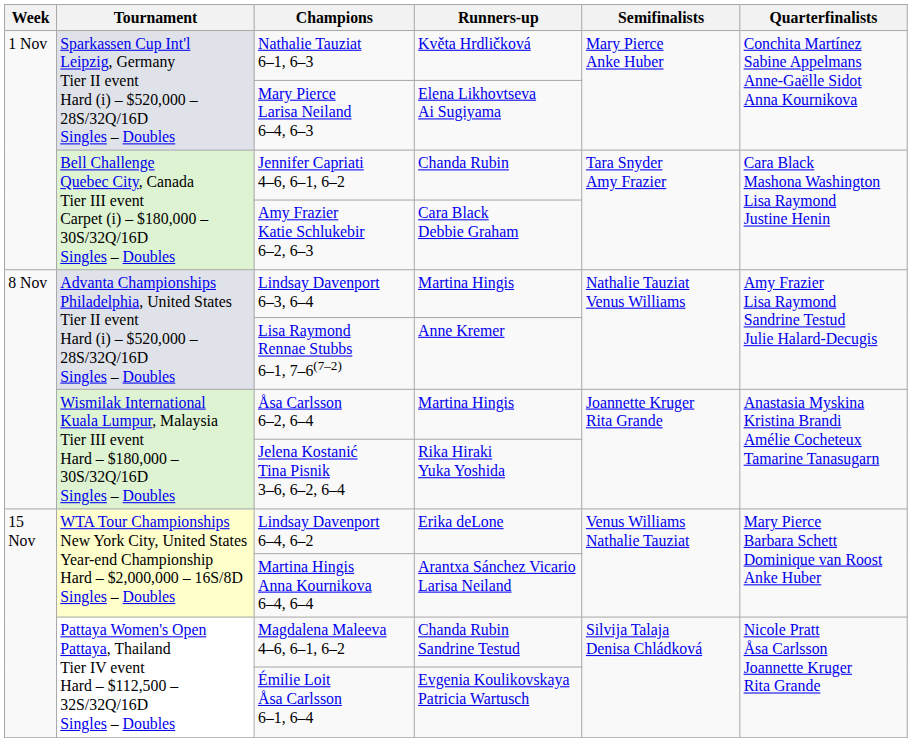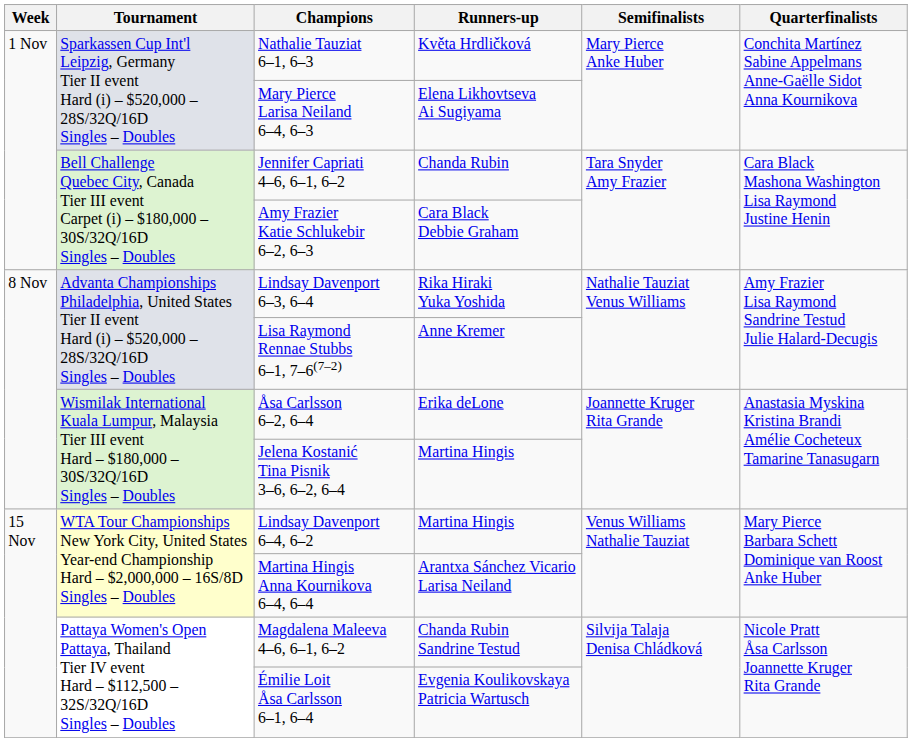(466, 283) Martina Hingis -> (462, 292) Rika Hiraki Yuka Yoshida
(466, 402) Martina Hingis -> (461, 402) Erika deLone
(462, 461) Rika Hiraki Yuka Yoshida -> (466, 452) Martina Hingis
(461, 522) Erika deLone -> (466, 522) Martina Hingis
